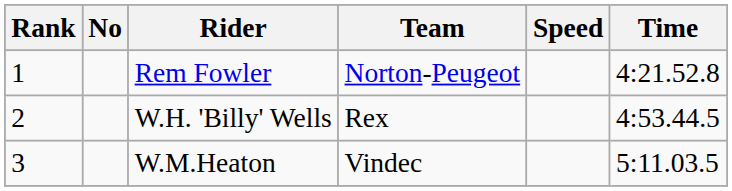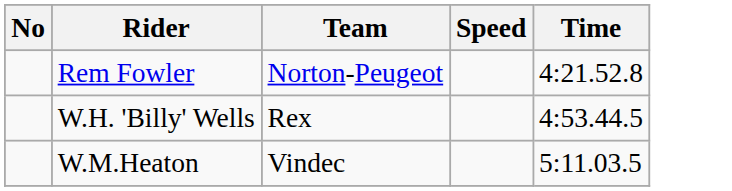- column: (43, 27)
